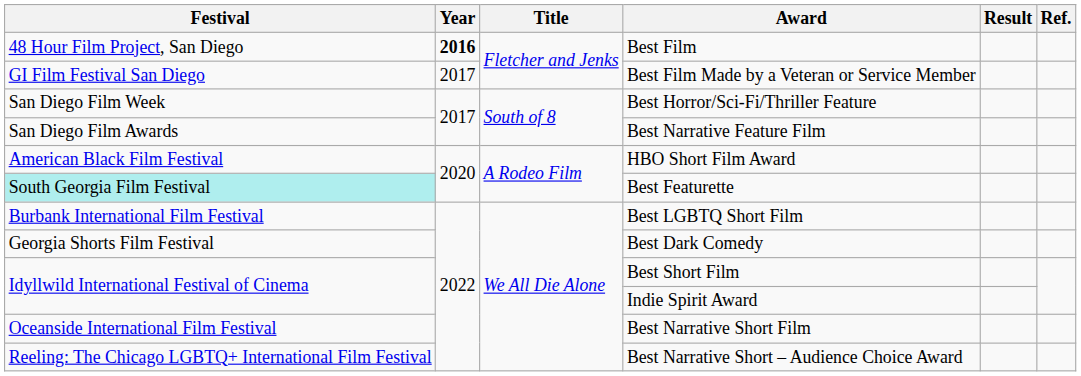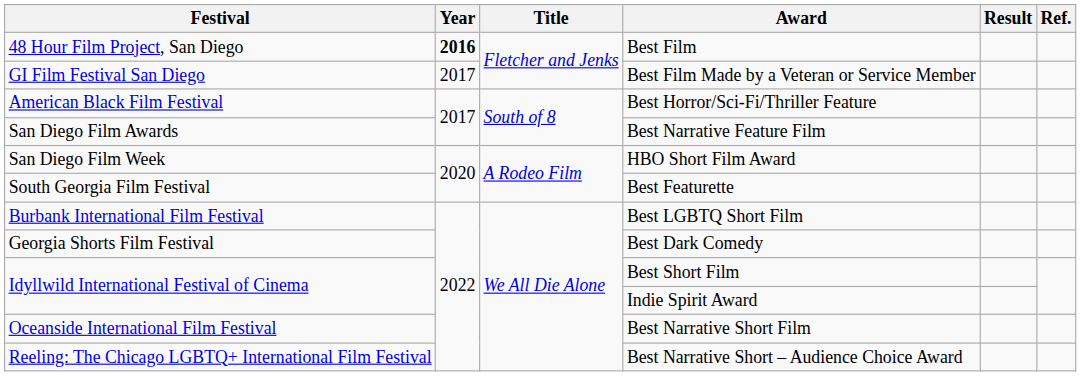(87, 103) San Diego Film Week -> (116, 103) American Black Film Festival
(116, 159) American Black Film Festival -> (87, 159) San Diego Film Week
(109, 187) paleturquoise background -> (109, 187) no background
